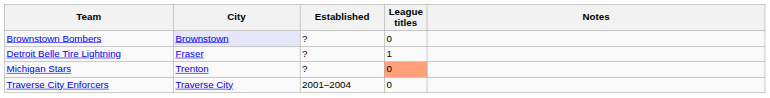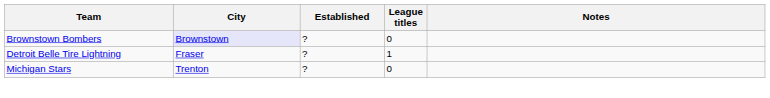(389, 69) lightsalmon background -> (389, 69) no background
- row: (58, 85)
